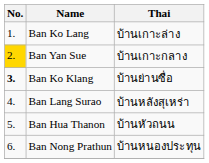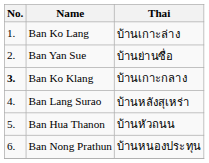(11, 56) gold background -> (11, 56) no background
(152, 56) บ้านเกาะกลาง -> (145, 56) บ้านย่านซื่อ
(145, 79) บ้านย่านซื่อ -> (152, 79) บ้านเกาะกลาง
